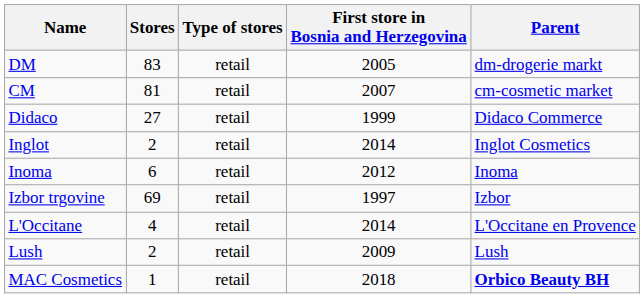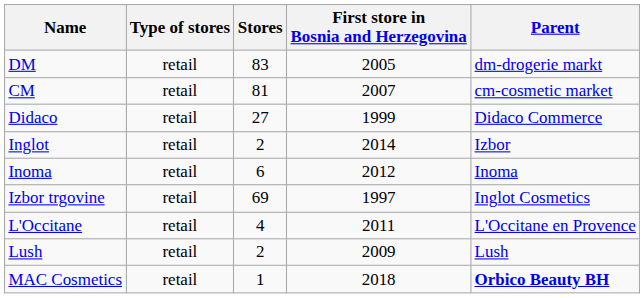columns swapped: (152, 27) <-> (233, 27)
(532, 144) Inglot Cosmetics -> (492, 144) Izbor
(492, 198) Izbor -> (532, 198) Inglot Cosmetics
(379, 225) 2014 -> (379, 225) 2011
